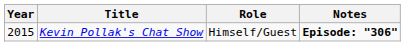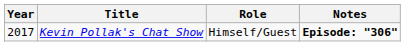(21, 32) 2015 -> (21, 32) 2017
